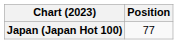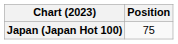(149, 30) 77 -> (149, 30) 75
